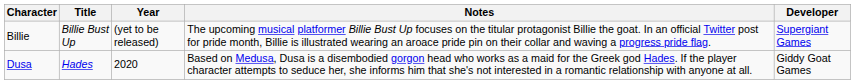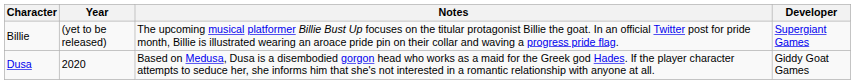- column: (85, 13)
